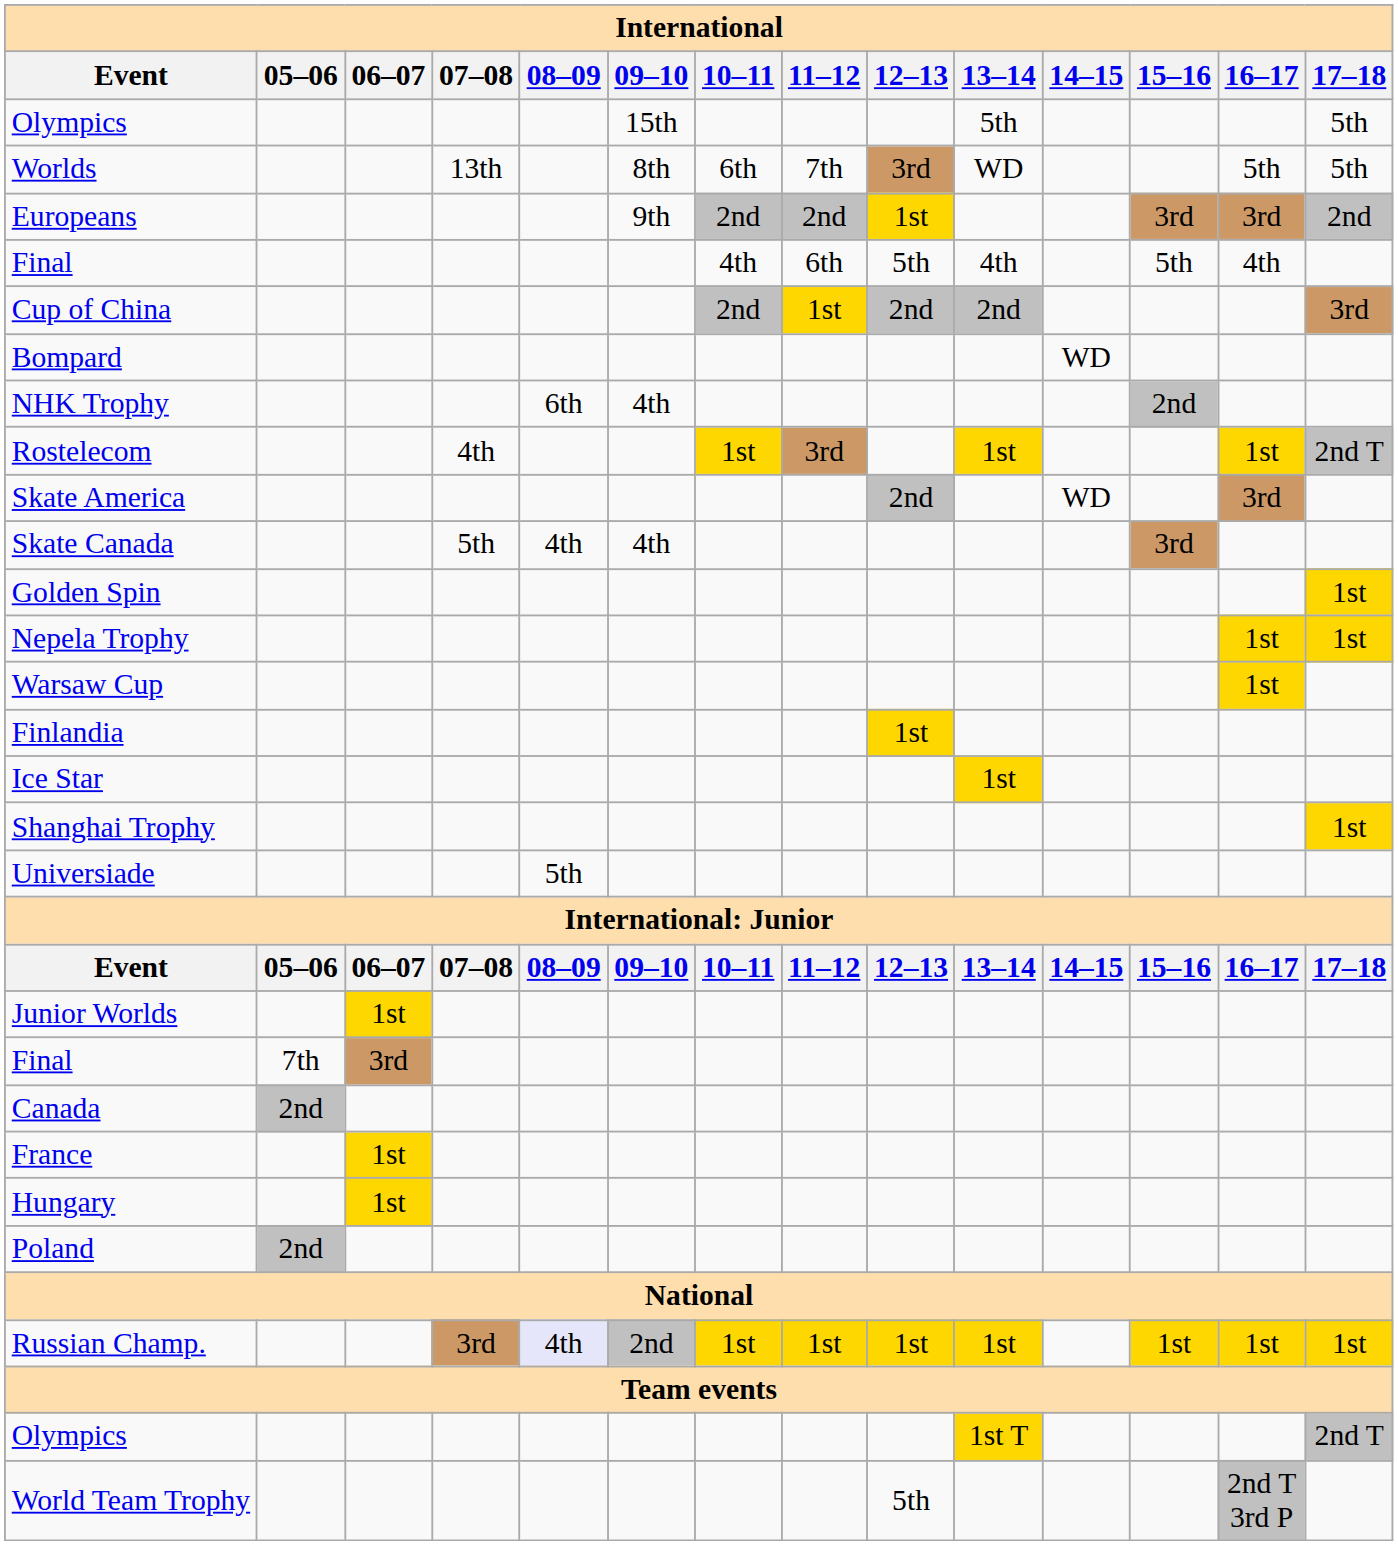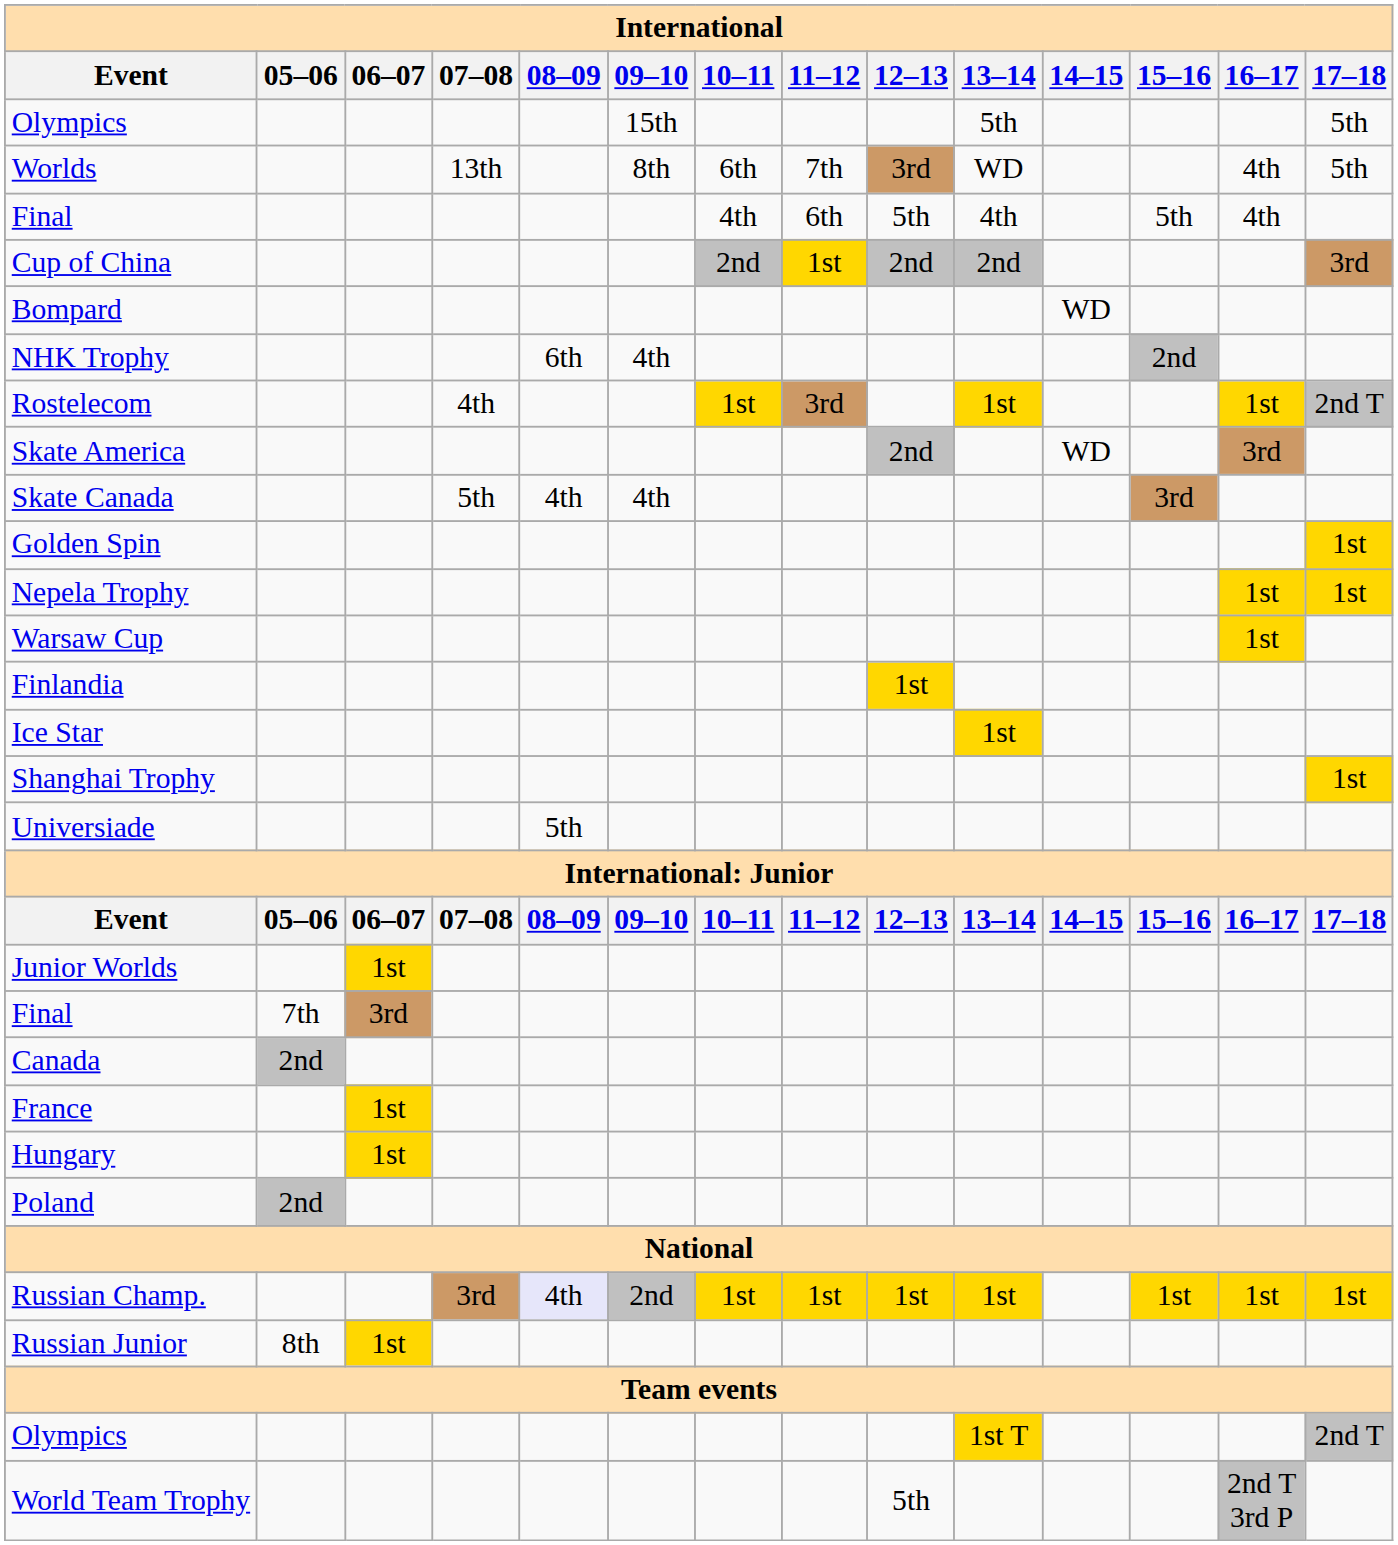(1262, 168) 5th -> (1262, 168) 4th
- row: (74, 215)
+ row: (99, 1342)
